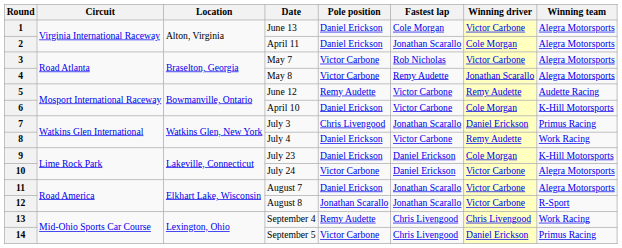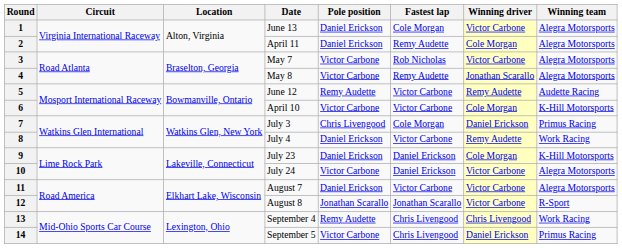(427, 43) Jonathan Scarallo -> (421, 43) Remy Audette
(351, 107) Daniel Erickson -> (350, 107) Victor Carbone
(427, 123) Jonathan Scarallo -> (419, 123) Cole Morgan
(427, 187) Jonathan Scarallo -> (423, 187) Victor Carbone
